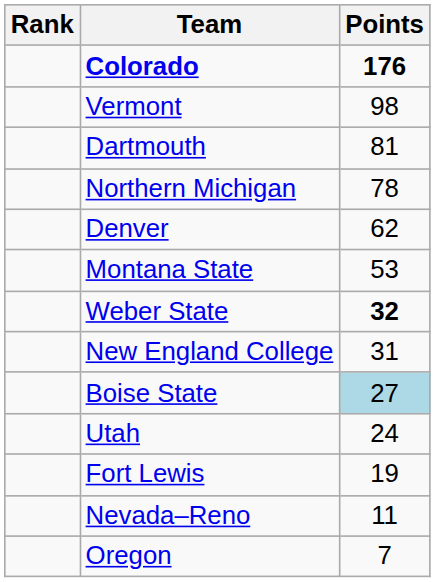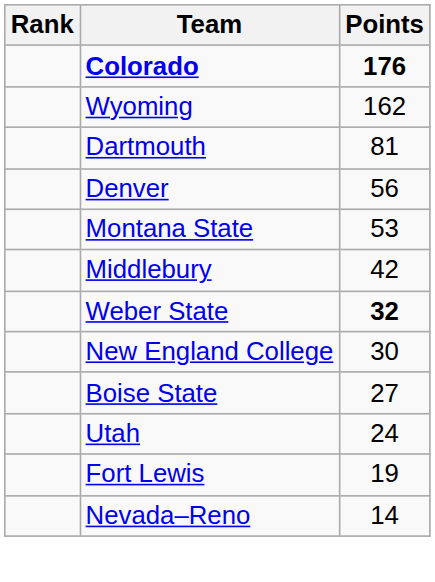+ row: (139, 106)
- row: (134, 106)
- row: (191, 188)
(385, 229) 62 -> (385, 188) 56
+ row: (149, 270)
(385, 351) 31 -> (385, 351) 30
(385, 392) lightblue background -> (385, 392) no background
(385, 515) 11 -> (385, 515) 14
- row: (129, 556)
